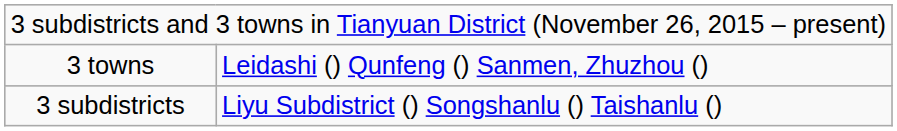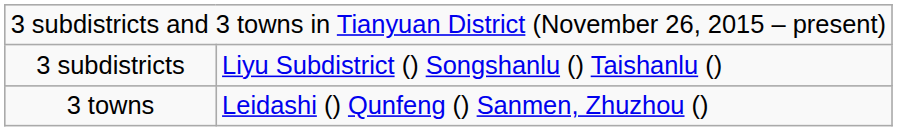rows swapped: (111, 105) <-> (110, 65)
